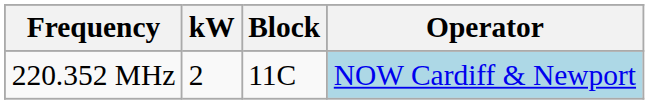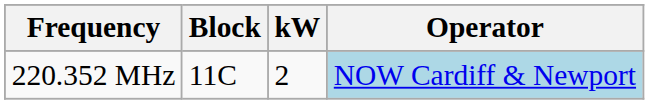columns swapped: (284, 27) <-> (212, 27)
